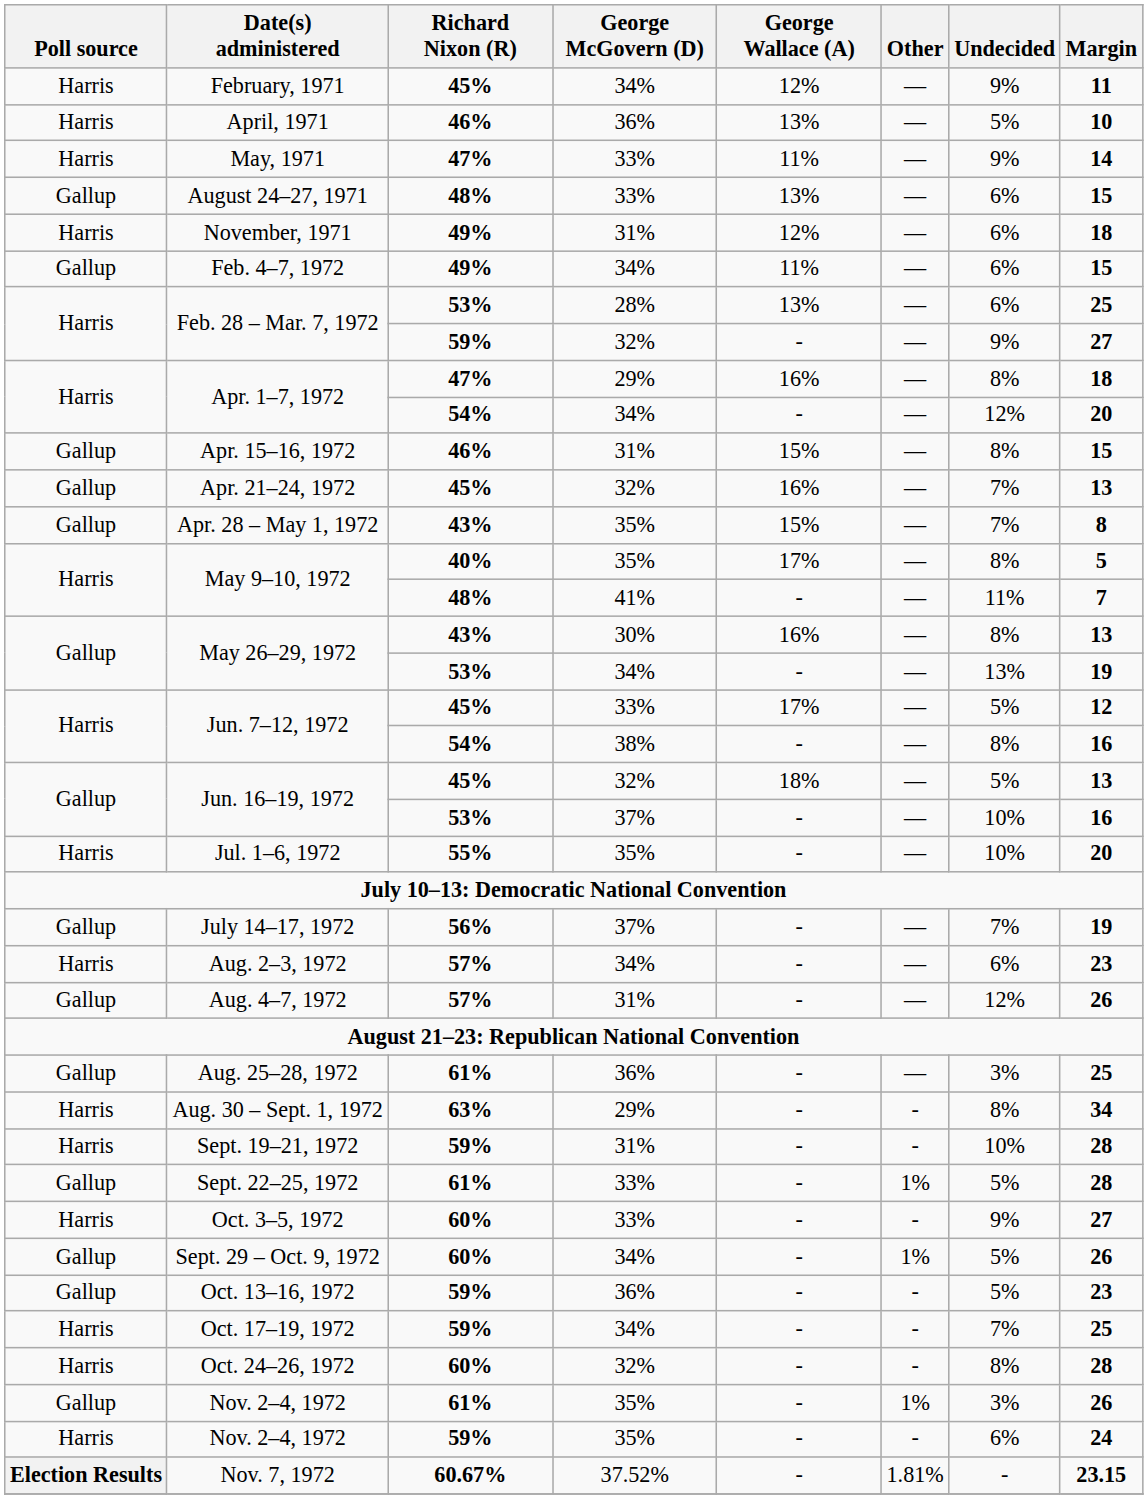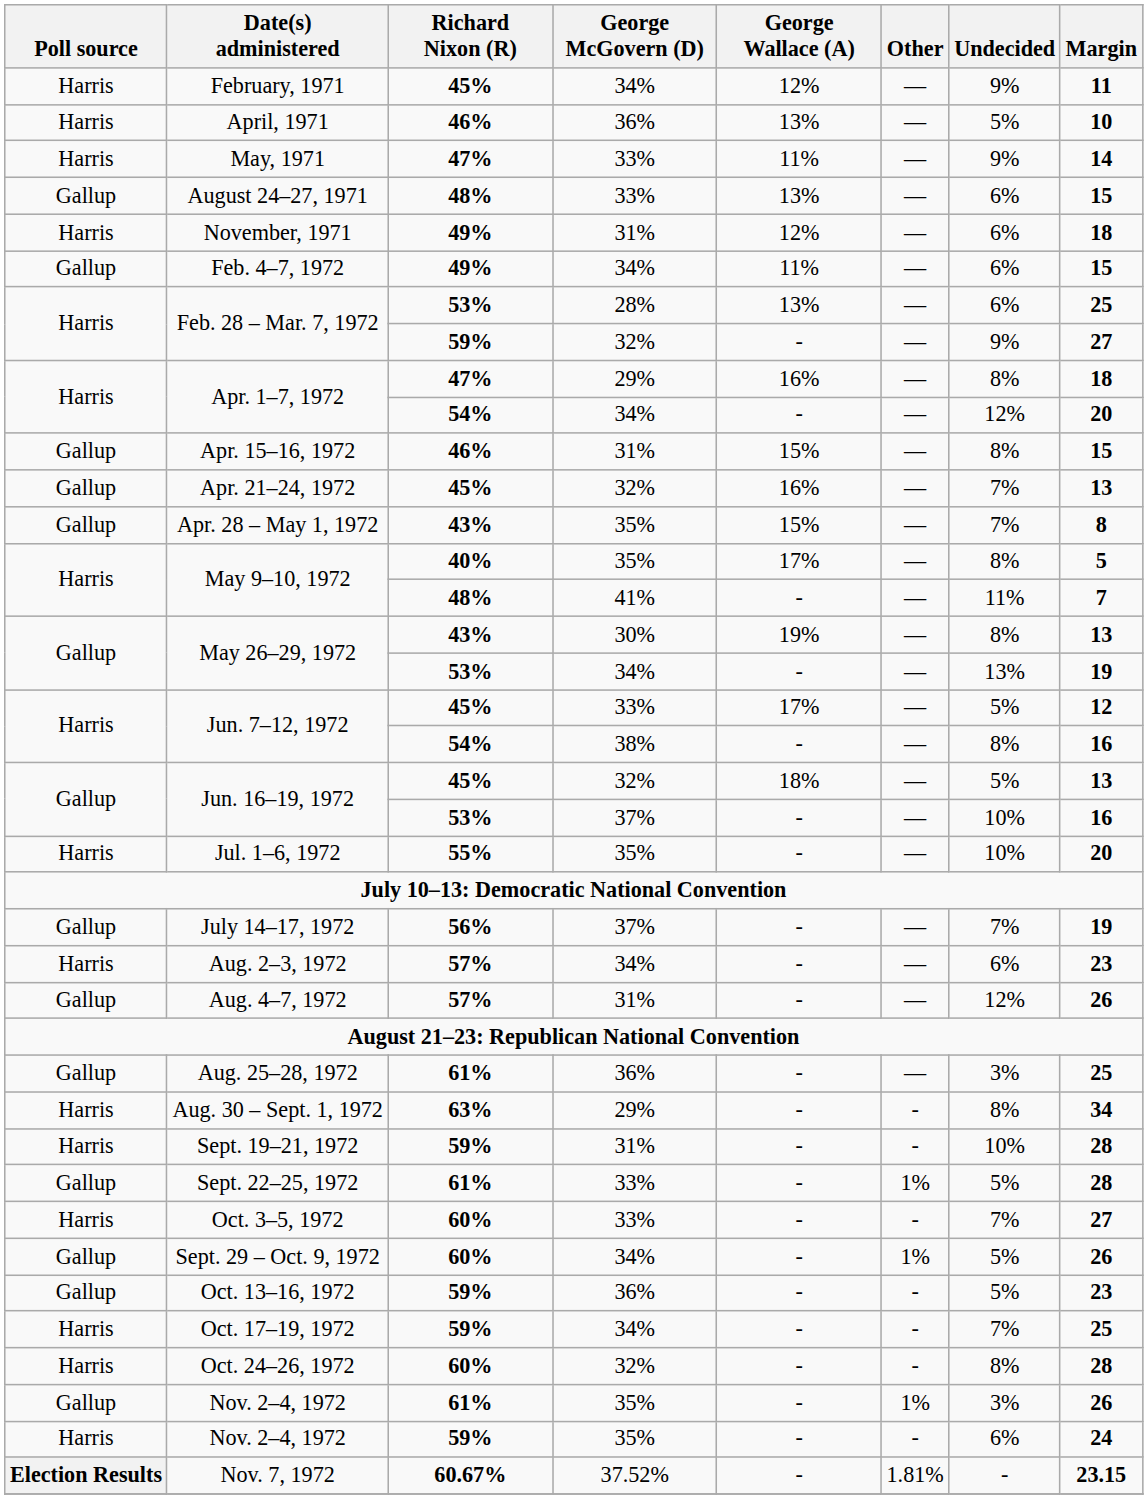(799, 634) 16% -> (799, 634) 19%
(1005, 1219) 9% -> (1005, 1219) 7%
